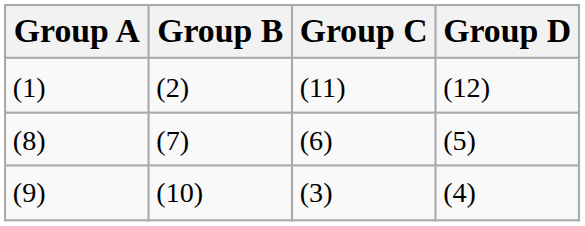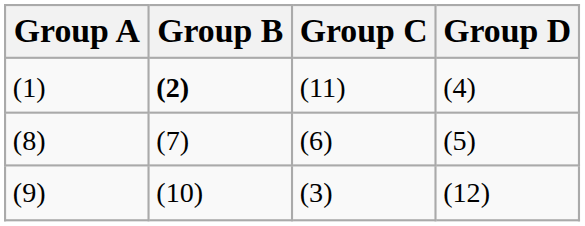(173, 86) normal -> (173, 84) bold
(467, 86) (12) -> (460, 86) (4)
(460, 194) (4) -> (467, 194) (12)
